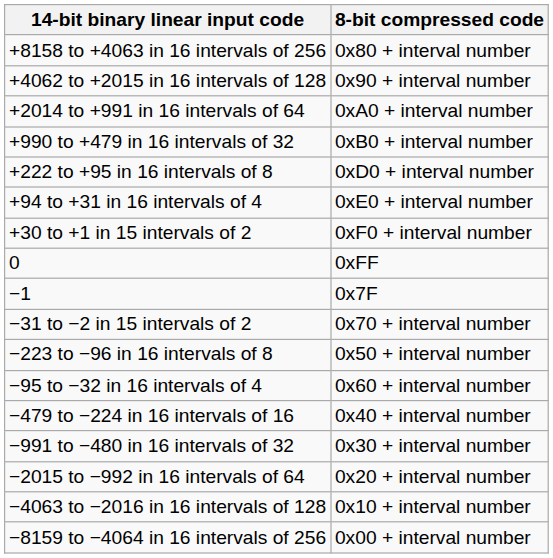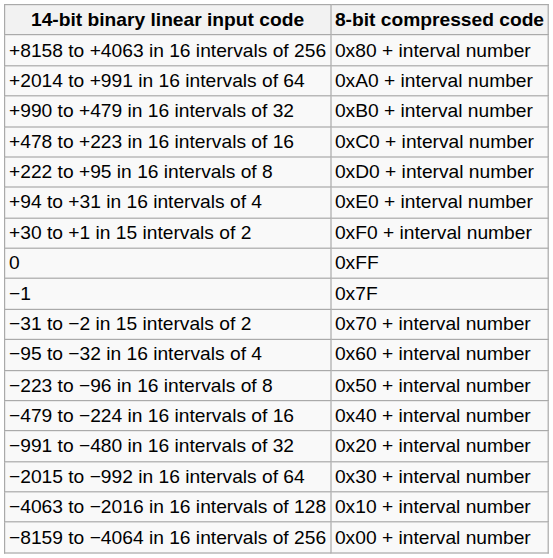- row: (168, 80)
+ row: (152, 141)
rows swapped: (136, 385) <-> (141, 354)
(433, 446) 0x30 + interval number -> (433, 446) 0x20 + interval number
(433, 476) 0x20 + interval number -> (433, 476) 0x30 + interval number
